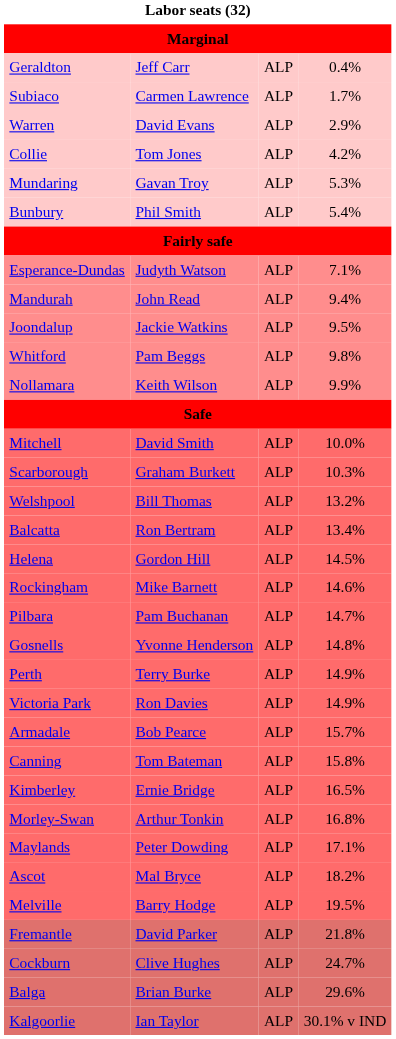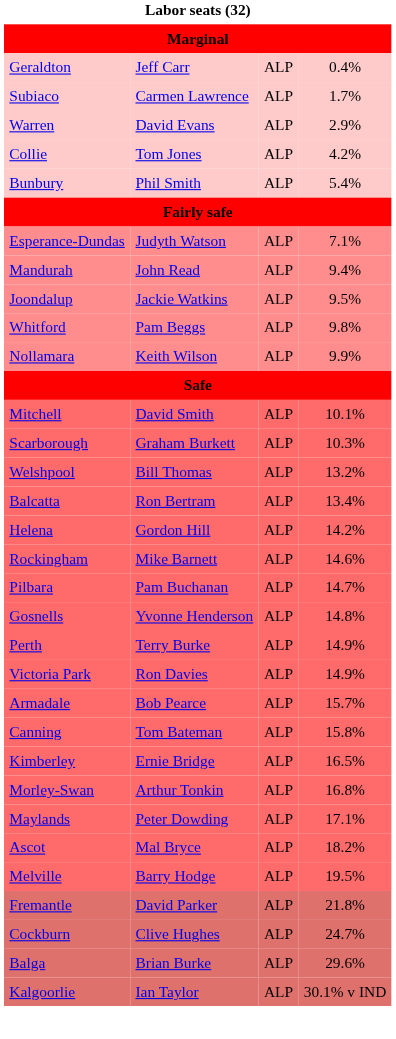- row: (44, 182)
(345, 442) 10.0% -> (345, 414) 10.1%
(345, 558) 14.5% -> (345, 529) 14.2%
